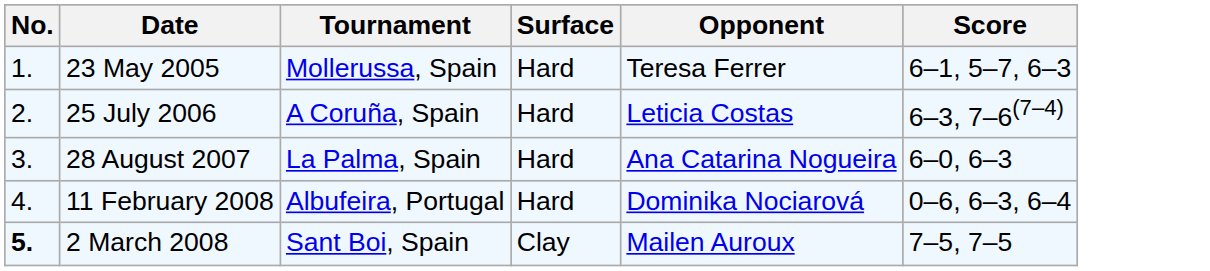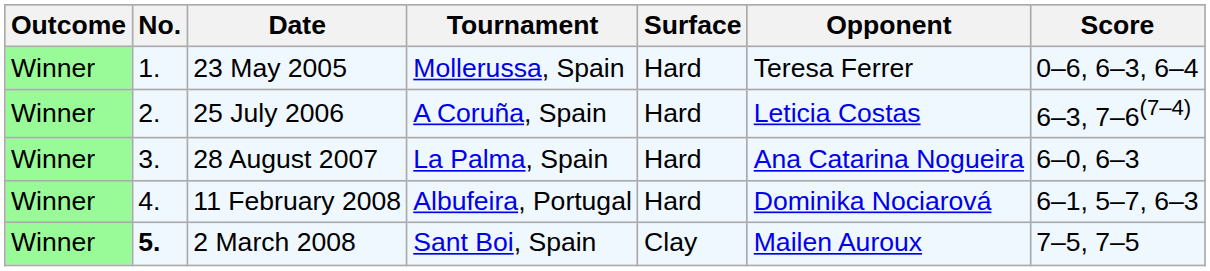+ column: (69, 25)
(990, 67) 6–1, 5–7, 6–3 -> (1117, 67) 0–6, 6–3, 6–4
(990, 201) 0–6, 6–3, 6–4 -> (1117, 201) 6–1, 5–7, 6–3
